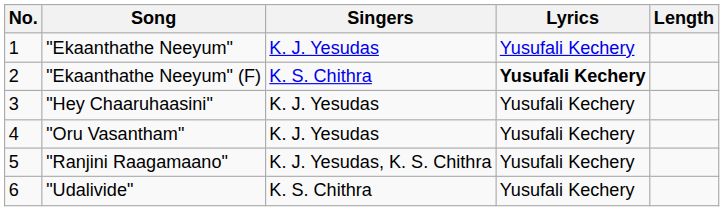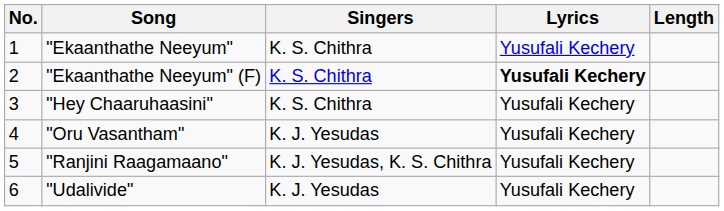(324, 47) K. J. Yesudas -> (321, 47) K. S. Chithra
(324, 104) K. J. Yesudas -> (321, 104) K. S. Chithra
(321, 190) K. S. Chithra -> (324, 190) K. J. Yesudas
